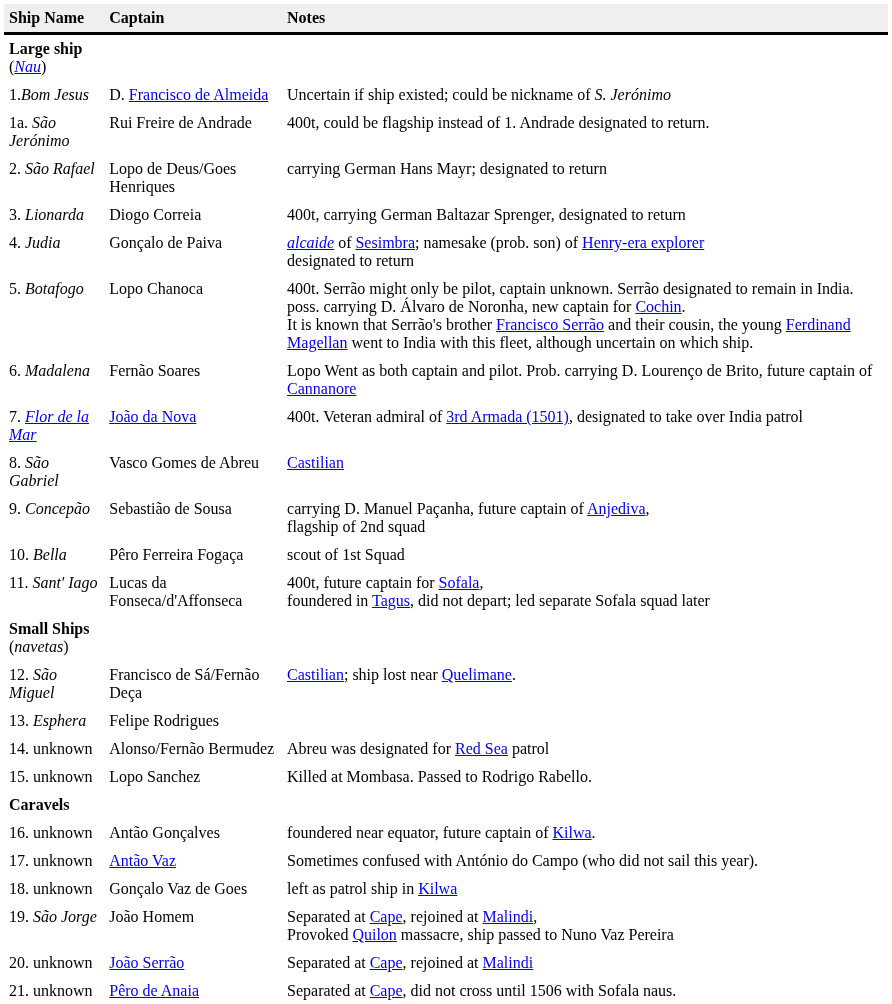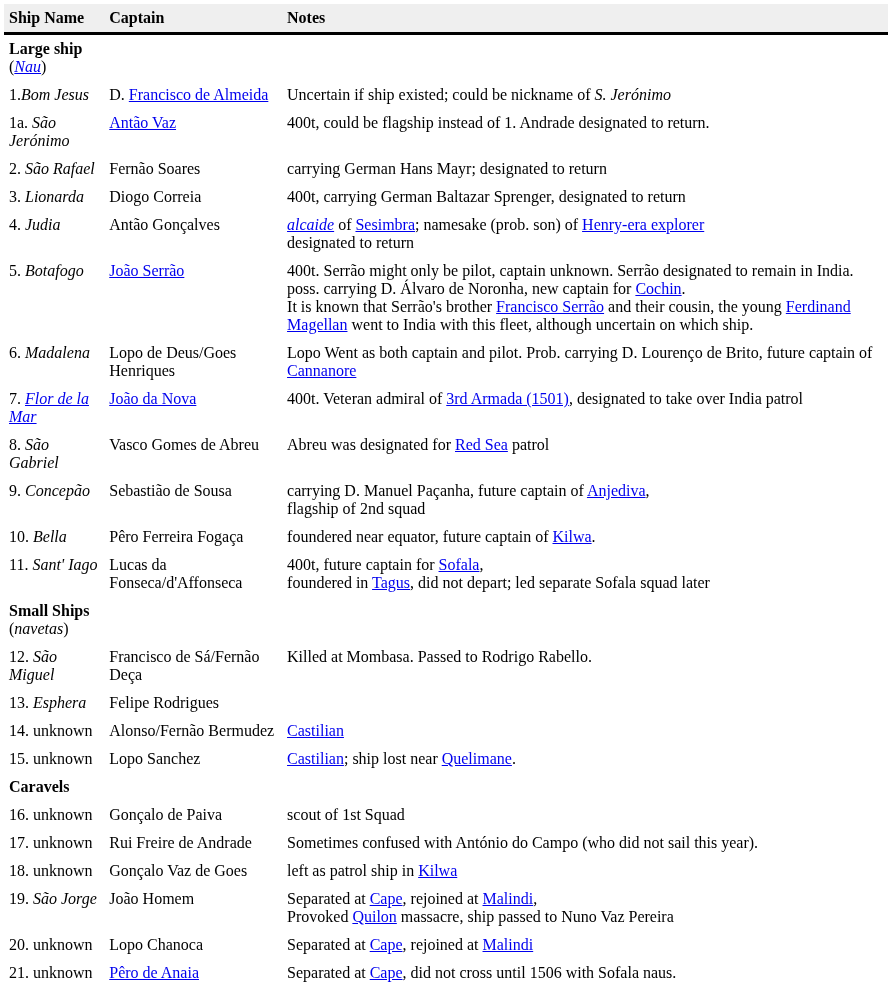(181, 122) Rui Freire de Andrade -> (143, 122) Antão Vaz
(173, 178) Lopo de Deus/Goes Henriques -> (155, 168) Fernão Soares
(166, 242) Gonçalo de Paiva -> (165, 224) Antão Gonçalves
(156, 288) Lopo Chanoca -> (147, 270) João Serrão
(155, 370) Fernão Soares -> (173, 362) Lopo de Deus/Goes Henriques
(315, 462) Castilian -> (418, 444) Abreu was designated for Red Sea patrol
(346, 554) scout of 1st Squad -> (441, 536) foundered near equator, future captain of Kilwa.
(401, 674) Castilian; ship lost near Quelimane. -> (439, 656) Killed at Mombasa. Passed to Rodrigo Rabello.
(418, 748) Abreu was designated for Red Sea patrol -> (315, 730) Castilian
(439, 776) Killed at Mombasa. Passed to Rodrigo Rabello. -> (401, 758) Castilian; ship lost near Quelimane.
(165, 832) Antão Gonçalves -> (166, 814) Gonçalo de Paiva
(441, 832) foundered near equator, future captain of Kilwa. -> (346, 814) scout of 1st Squad
(143, 860) Antão Vaz -> (181, 842) Rui Freire de Andrade
(147, 962) João Serrão -> (156, 944) Lopo Chanoca
